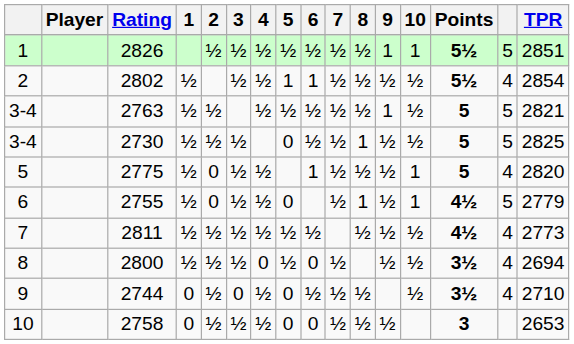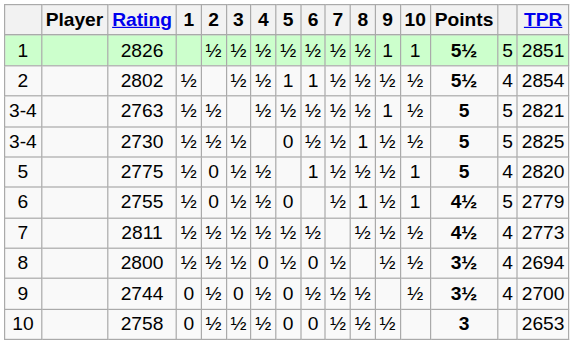(543, 293) 2710 -> (543, 293) 2700
